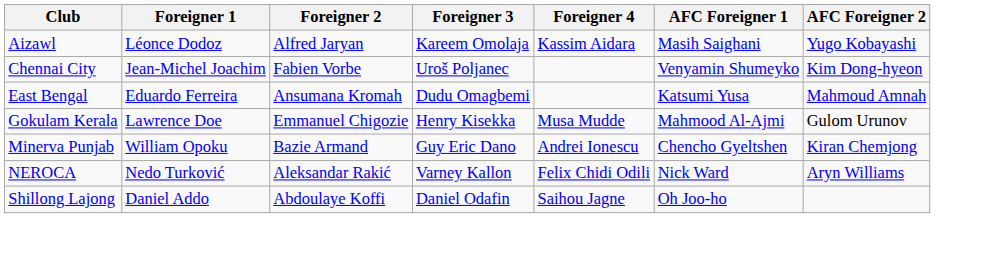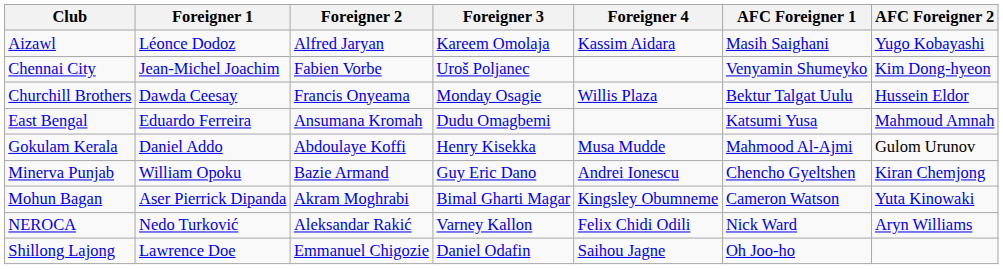+ row: (70, 95)
(174, 121) Lawrence Doe -> (181, 147) Daniel Addo
(341, 121) Emmanuel Chigozie -> (350, 147) Abdoulaye Koffi
+ row: (55, 199)
(167, 199) Daniel Addo -> (187, 251) Lawrence Doe
(329, 199) Abdoulaye Koffi -> (361, 251) Emmanuel Chigozie
